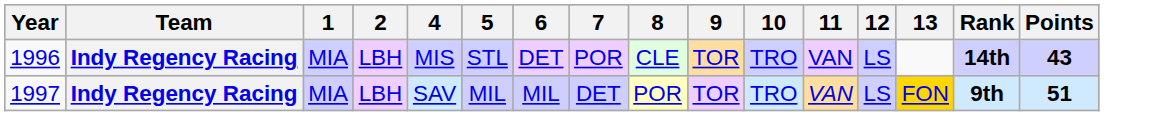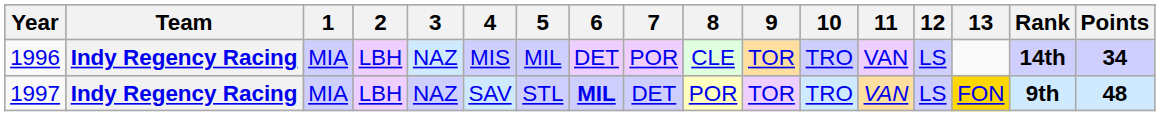+ column: (435, 22)
(487, 57) STL -> (543, 57) MIL
(1059, 57) 43 -> (1115, 57) 34
(487, 93) MIL -> (543, 93) STL
(541, 93) normal -> (596, 93) bold
(1059, 93) 51 -> (1115, 93) 48
